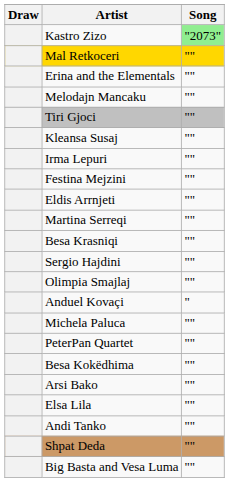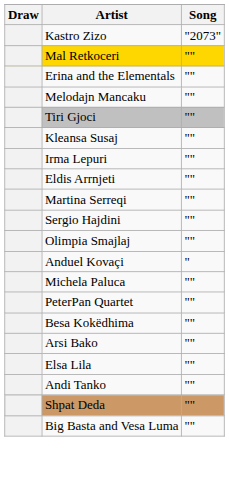(203, 35) lightgreen background -> (203, 35) no background
- row: (85, 179)
- row: (81, 240)
